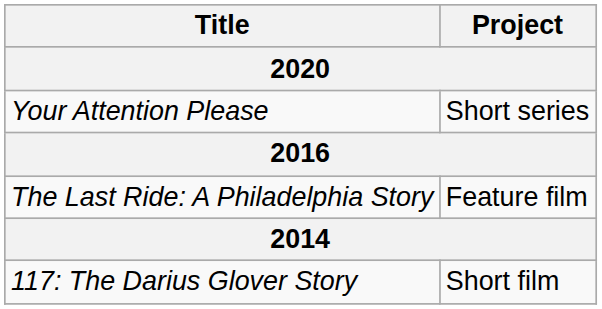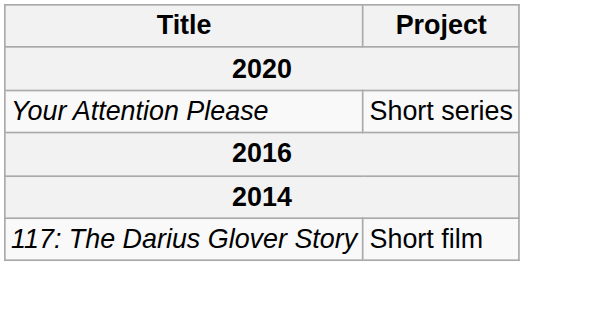- row: (222, 196)
